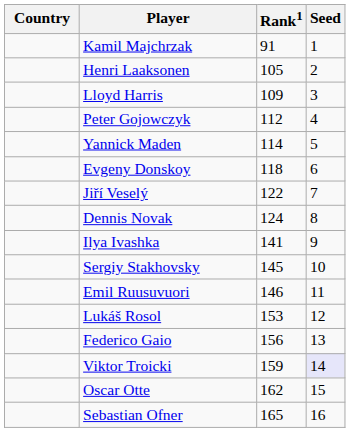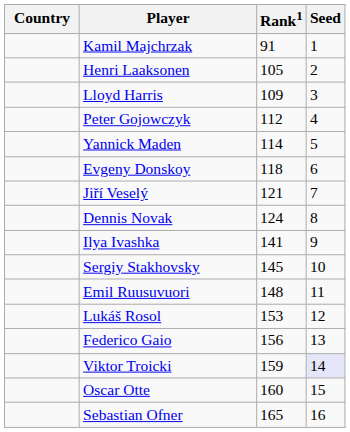(272, 193) 122 -> (272, 193) 121
(272, 291) 146 -> (272, 291) 148
(272, 390) 162 -> (272, 390) 160
